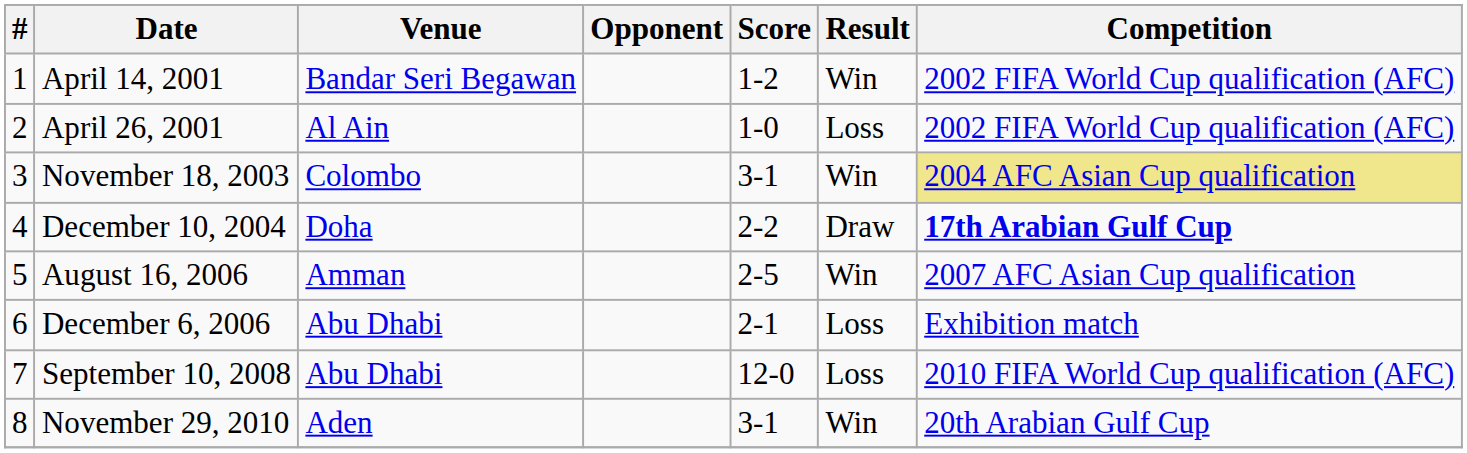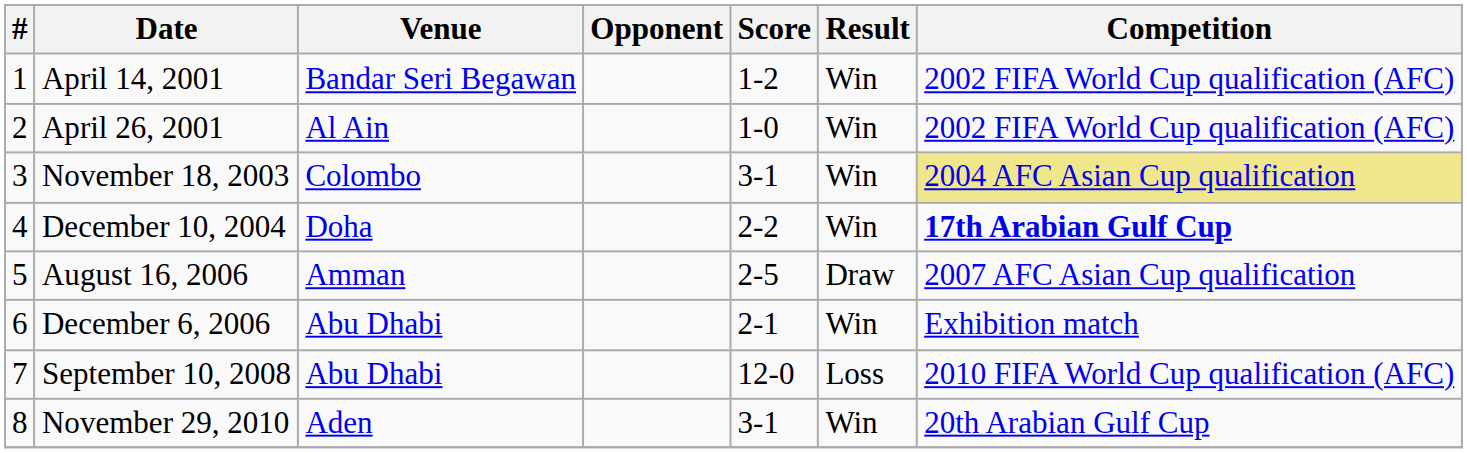(855, 127) Loss -> (851, 127) Win
(860, 226) Draw -> (851, 226) Win
(851, 275) Win -> (860, 275) Draw
(855, 324) Loss -> (851, 324) Win
